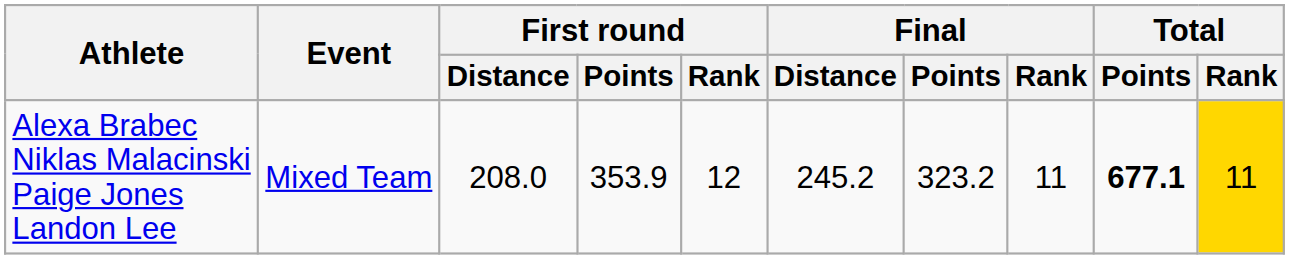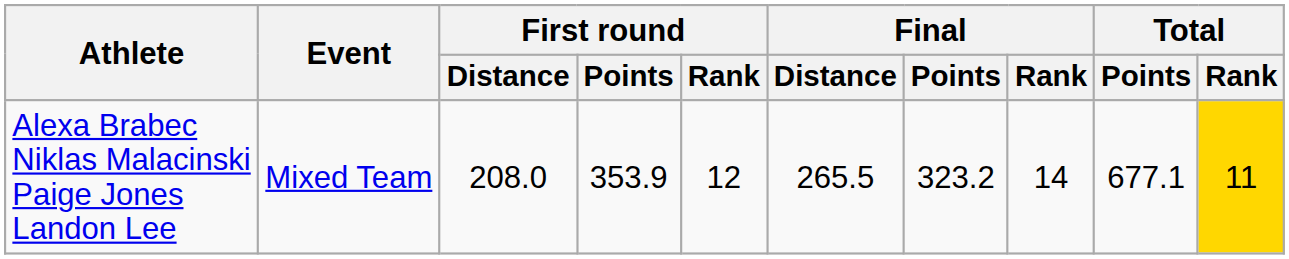(835, 177) 245.2 -> (835, 177) 265.5
(1051, 177) 11 -> (1051, 177) 14
(1146, 177) bold -> (1146, 177) normal
